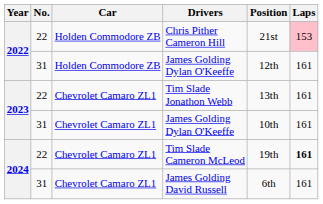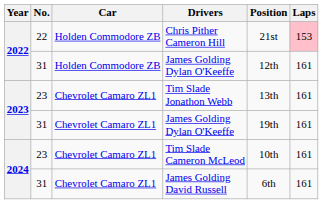(42, 95) 22 -> (42, 95) 23
(269, 124) 10th -> (269, 124) 19th
(42, 154) 22 -> (42, 154) 23
(269, 154) 19th -> (269, 154) 10th
(304, 154) bold -> (304, 154) normal
